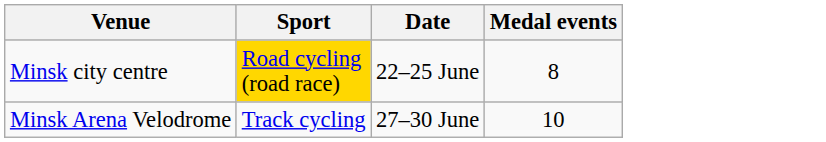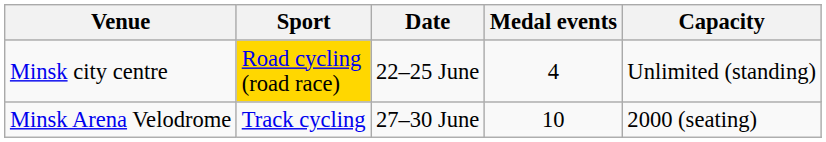+ column: (722, 22)
(553, 70) 8 -> (553, 70) 4
